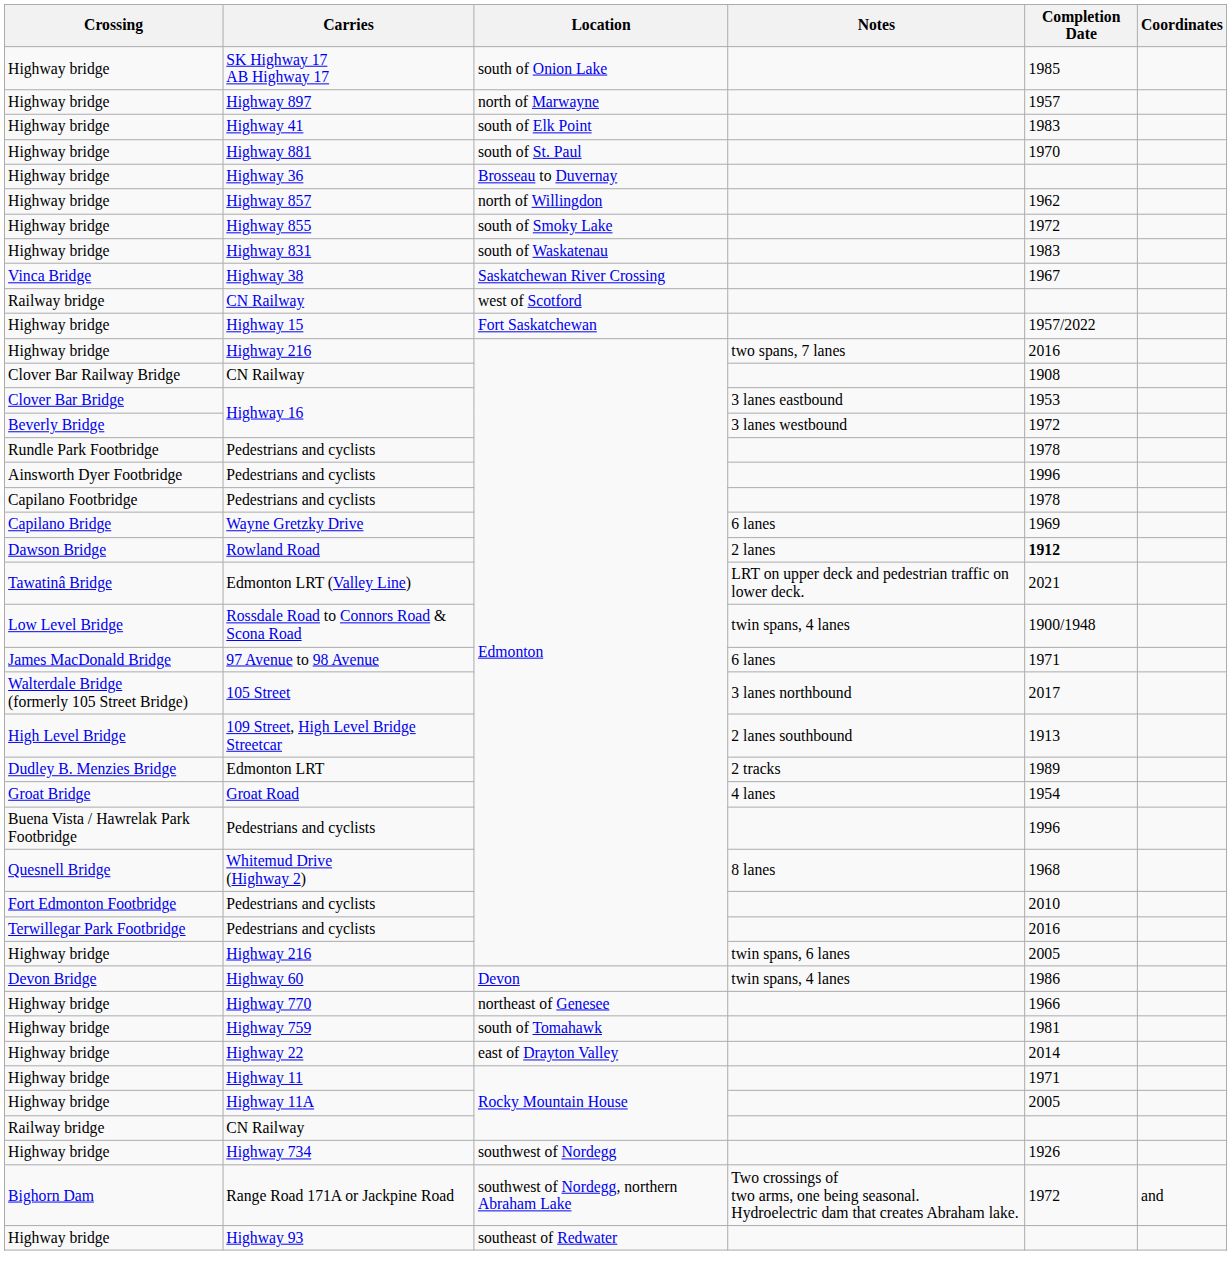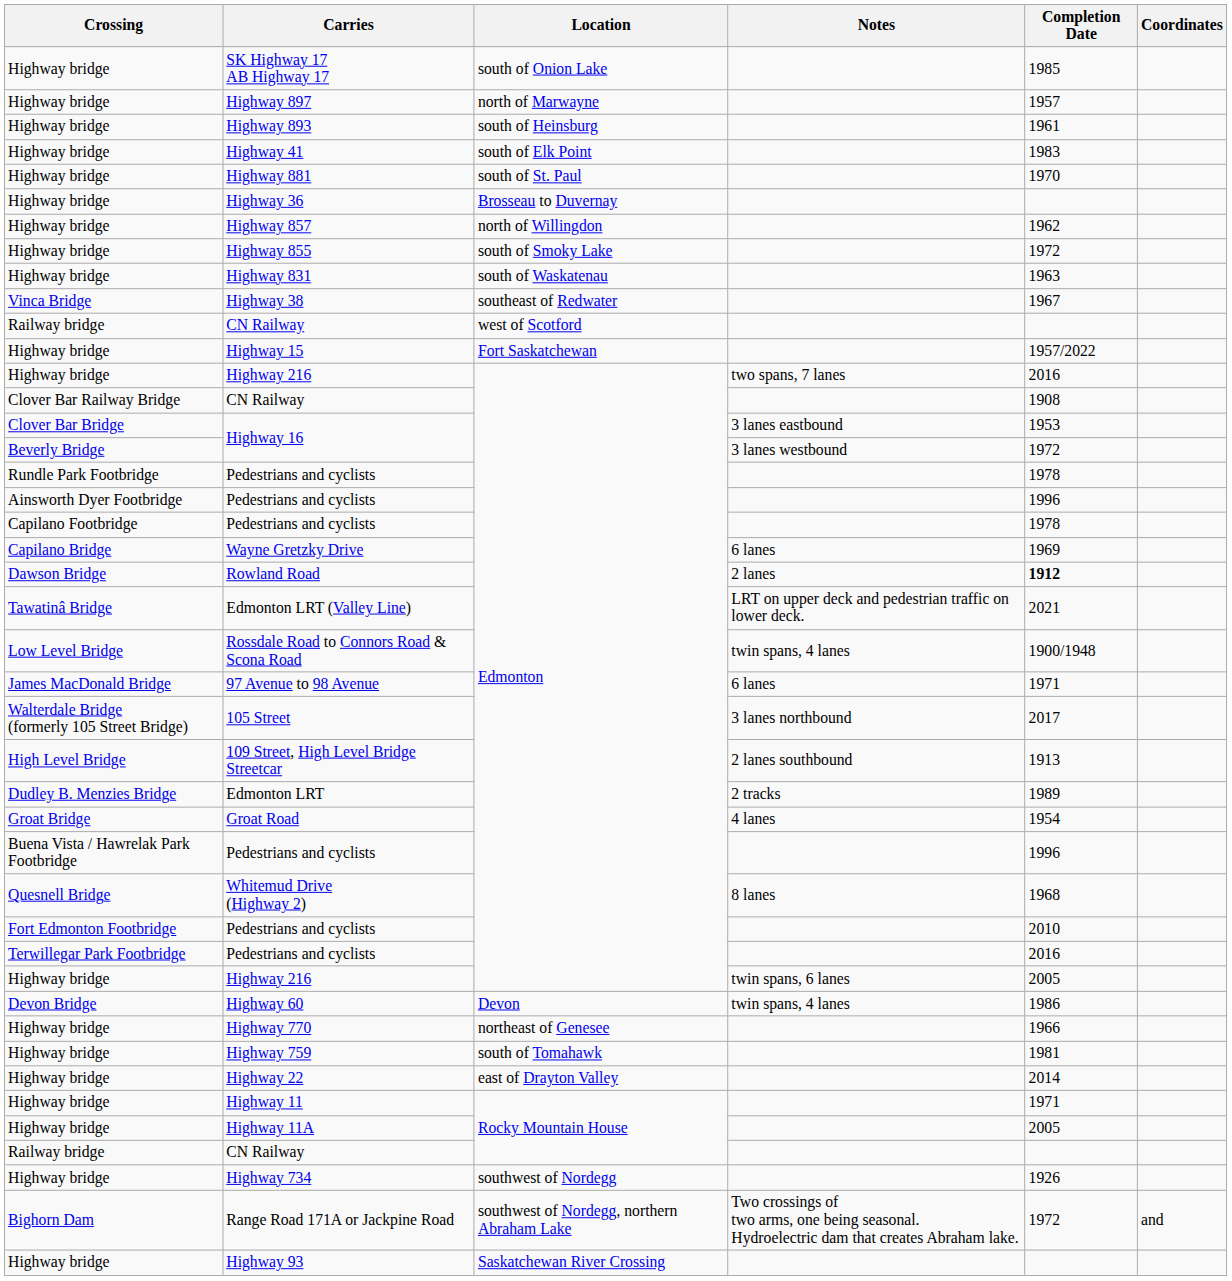+ row: (59, 126)
(1044, 251) 1983 -> (1044, 276) 1963
(572, 276) Saskatchewan River Crossing -> (548, 300) southeast of Redwater
(548, 1237) southeast of Redwater -> (572, 1262) Saskatchewan River Crossing
